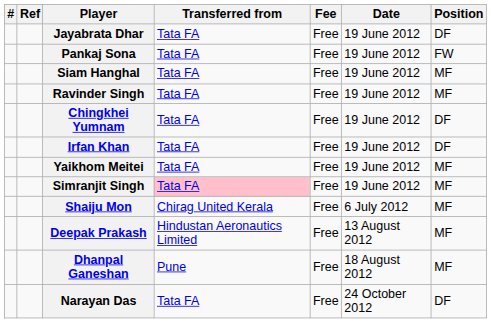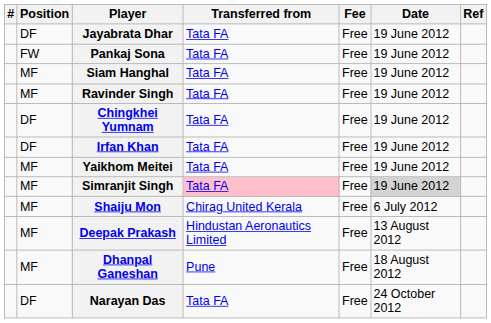columns swapped: (459, 14) <-> (30, 14)
(382, 186) no background -> (411, 186) lightgrey background
